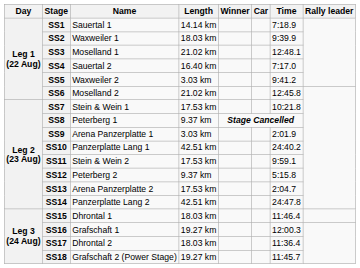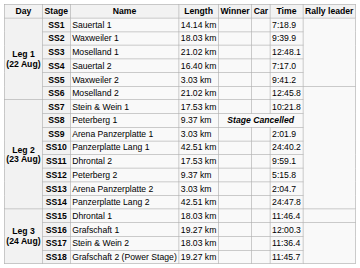(101, 162) Stein & Wein 2 -> (92, 162) Dhrontal 2
(199, 189) 17.53 km -> (196, 189) 3.03 km
(92, 244) Dhrontal 2 -> (101, 244) Stein & Wein 2
